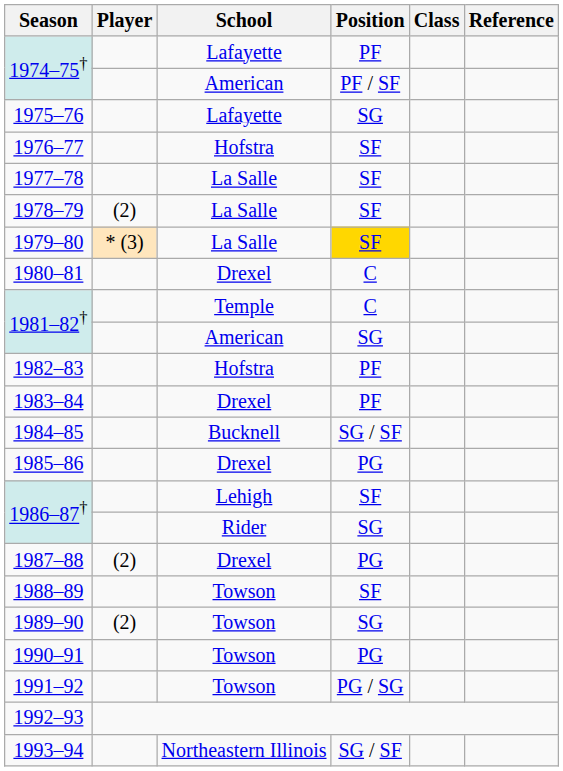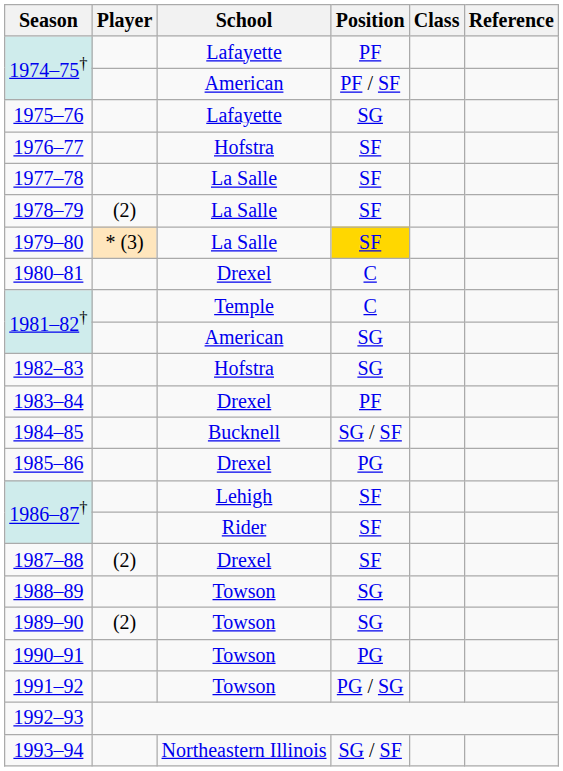(370, 369) PF -> (370, 369) SG
(370, 527) SG -> (370, 527) SF
(370, 559) PG -> (370, 559) SF
(370, 591) SF -> (370, 591) SG
